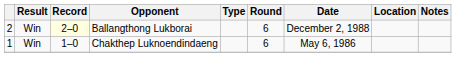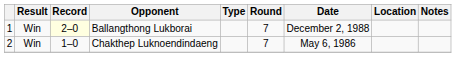(9, 28) 2 -> (9, 28) 1
(266, 28) 6 -> (266, 28) 7
(9, 44) 1 -> (9, 44) 2
(266, 44) 6 -> (266, 44) 7
